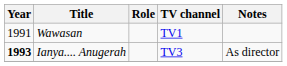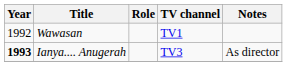(19, 33) 1991 -> (19, 33) 1992
